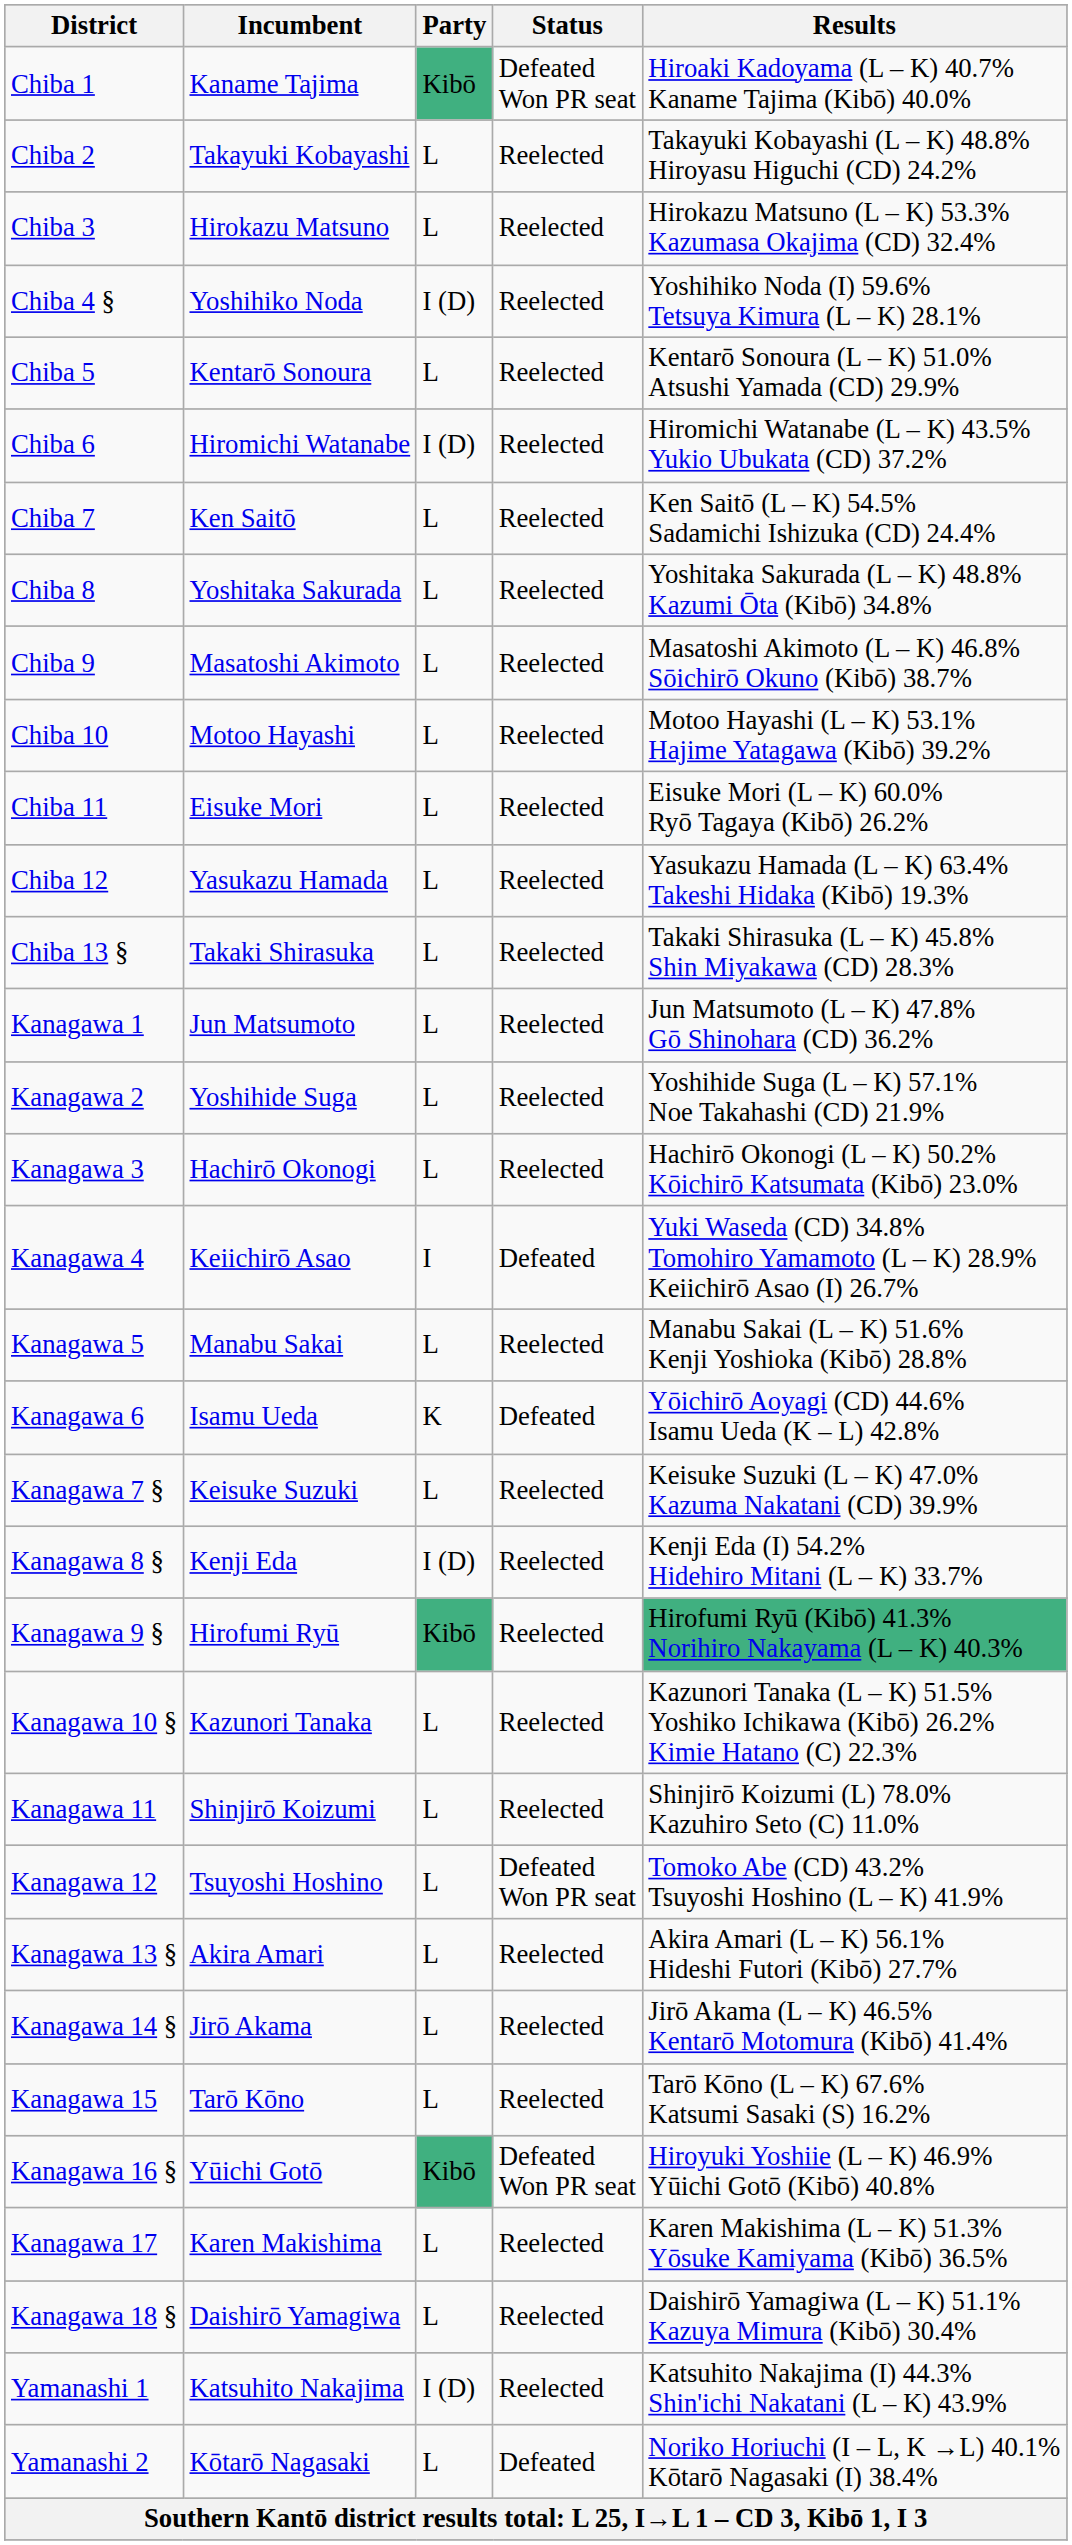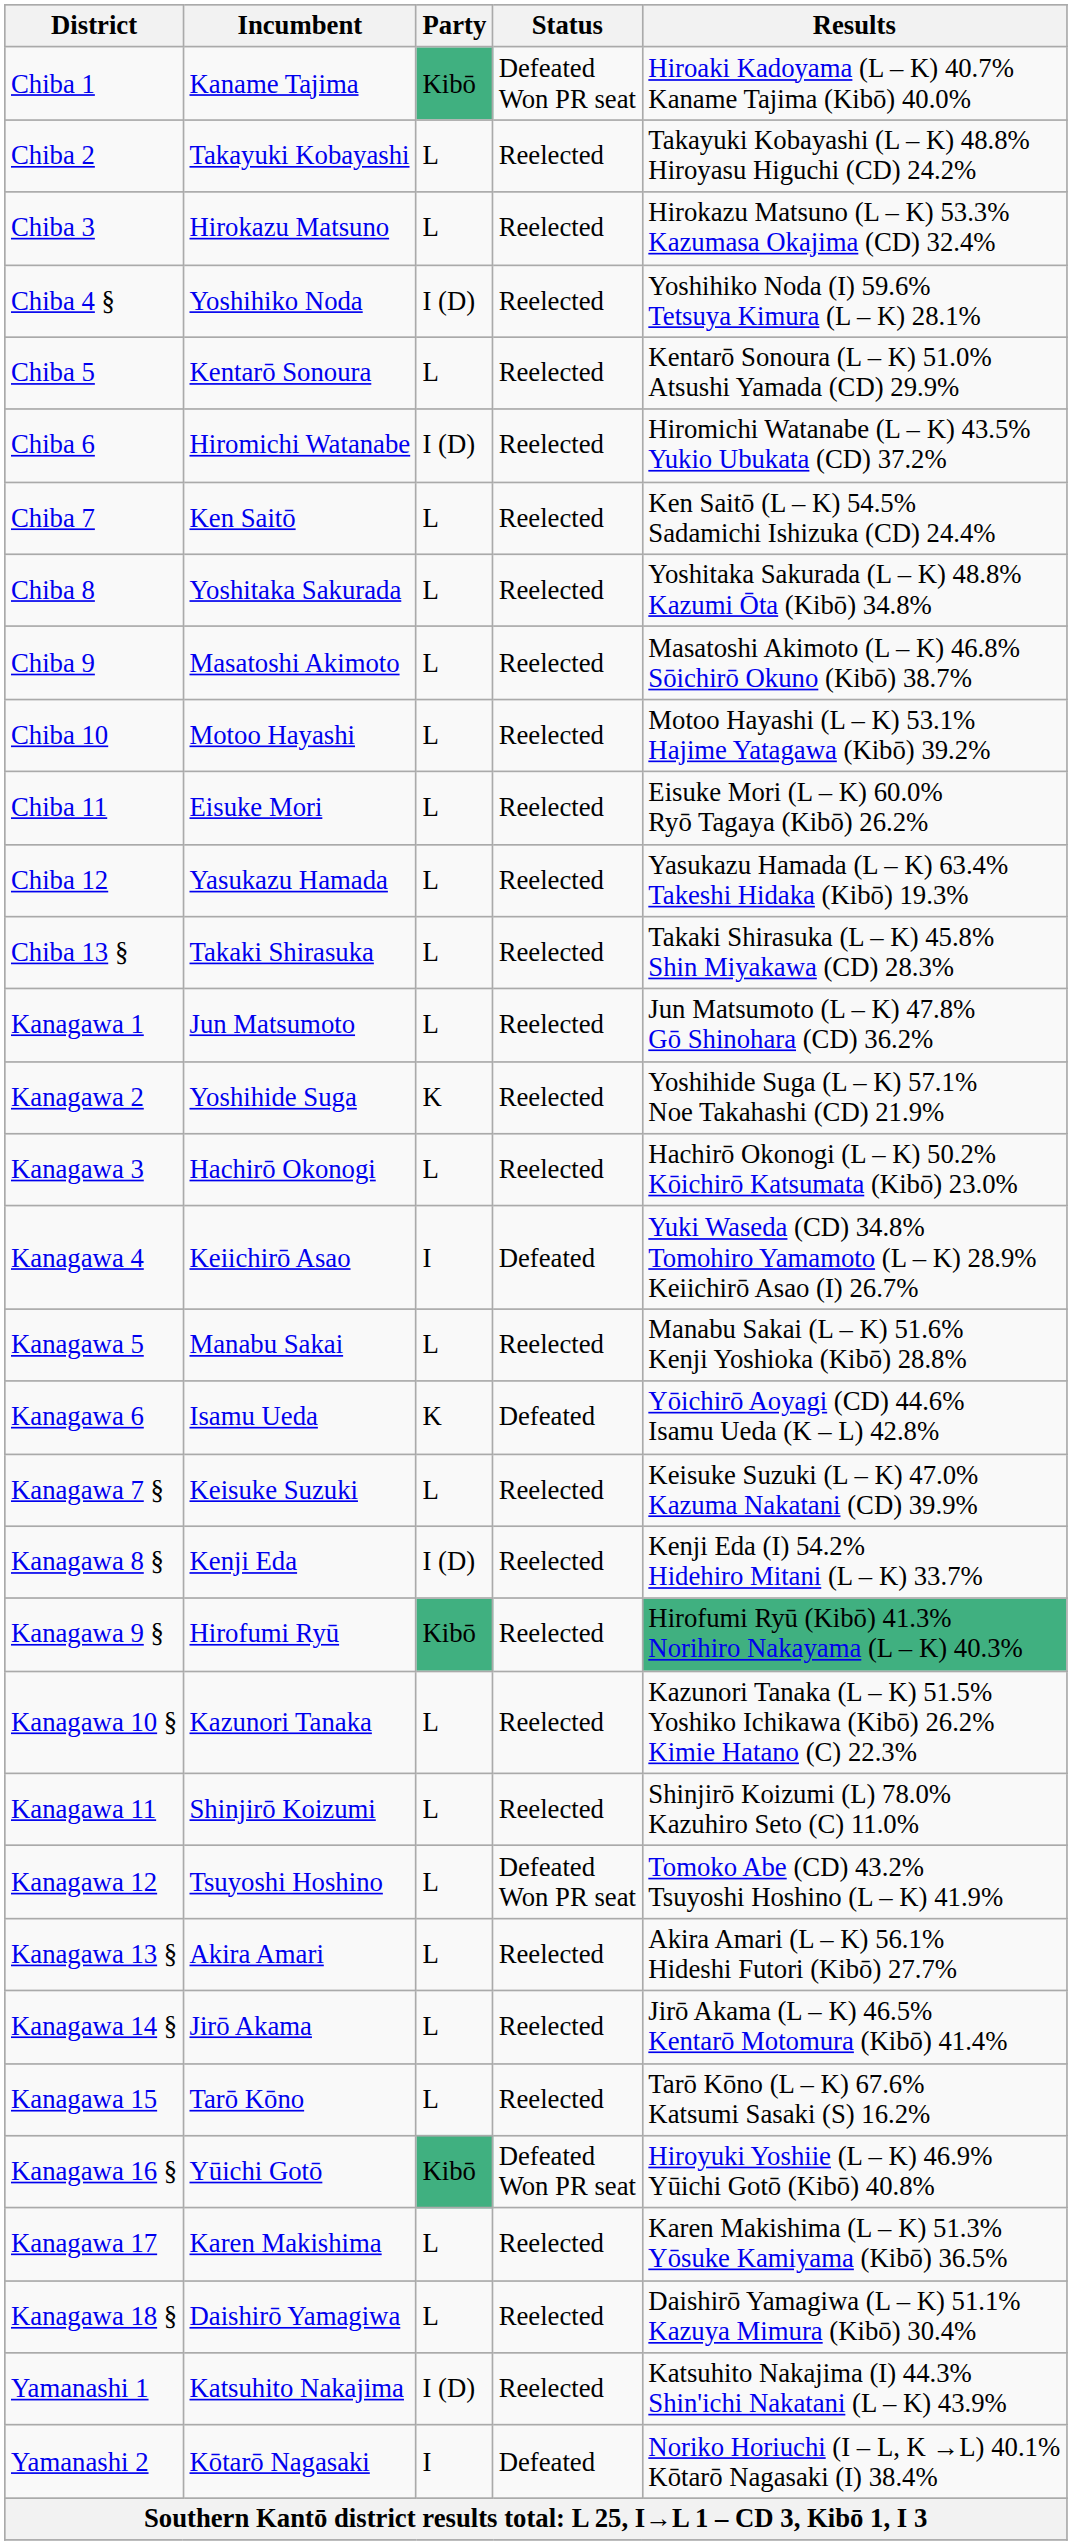(431, 1097) L -> (432, 1097) K
(431, 2461) L -> (427, 2461) I
